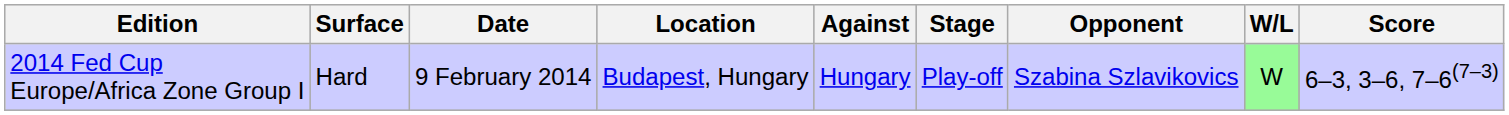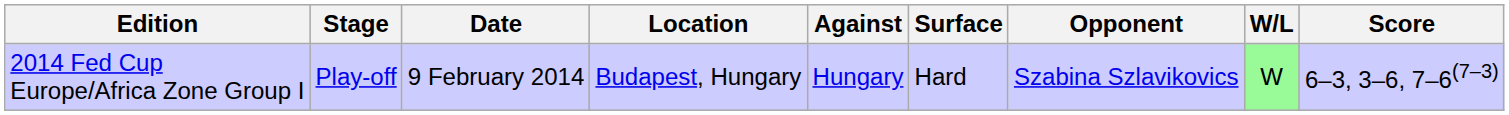columns swapped: (962, 23) <-> (360, 23)
